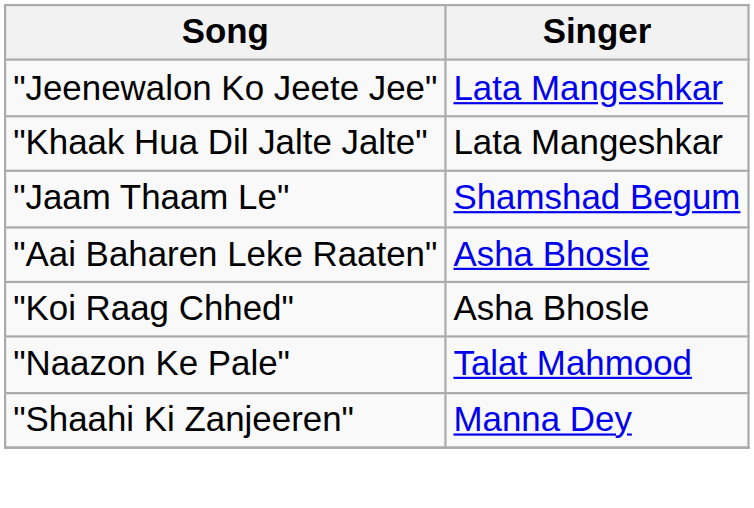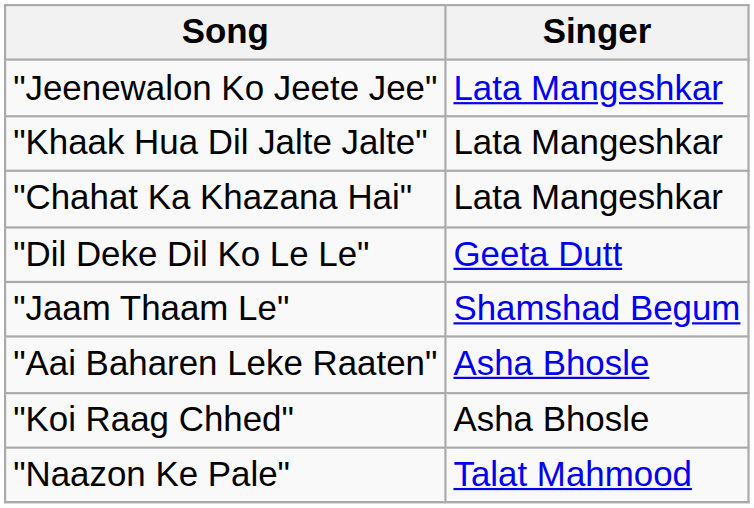+ row: (213, 198)
+ row: (191, 253)
- row: (184, 419)
